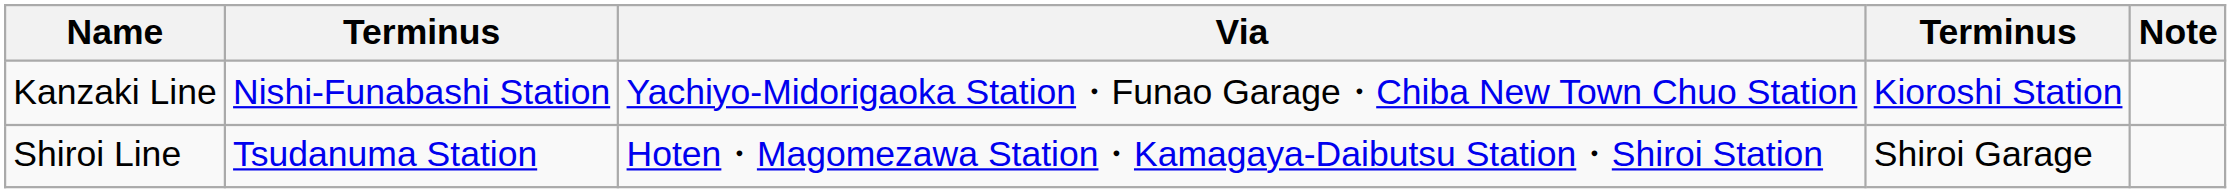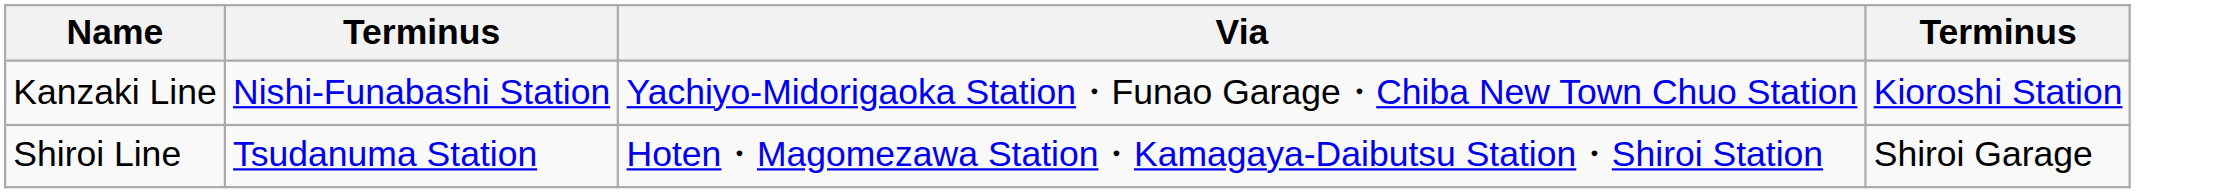- column: (2178, 32)
